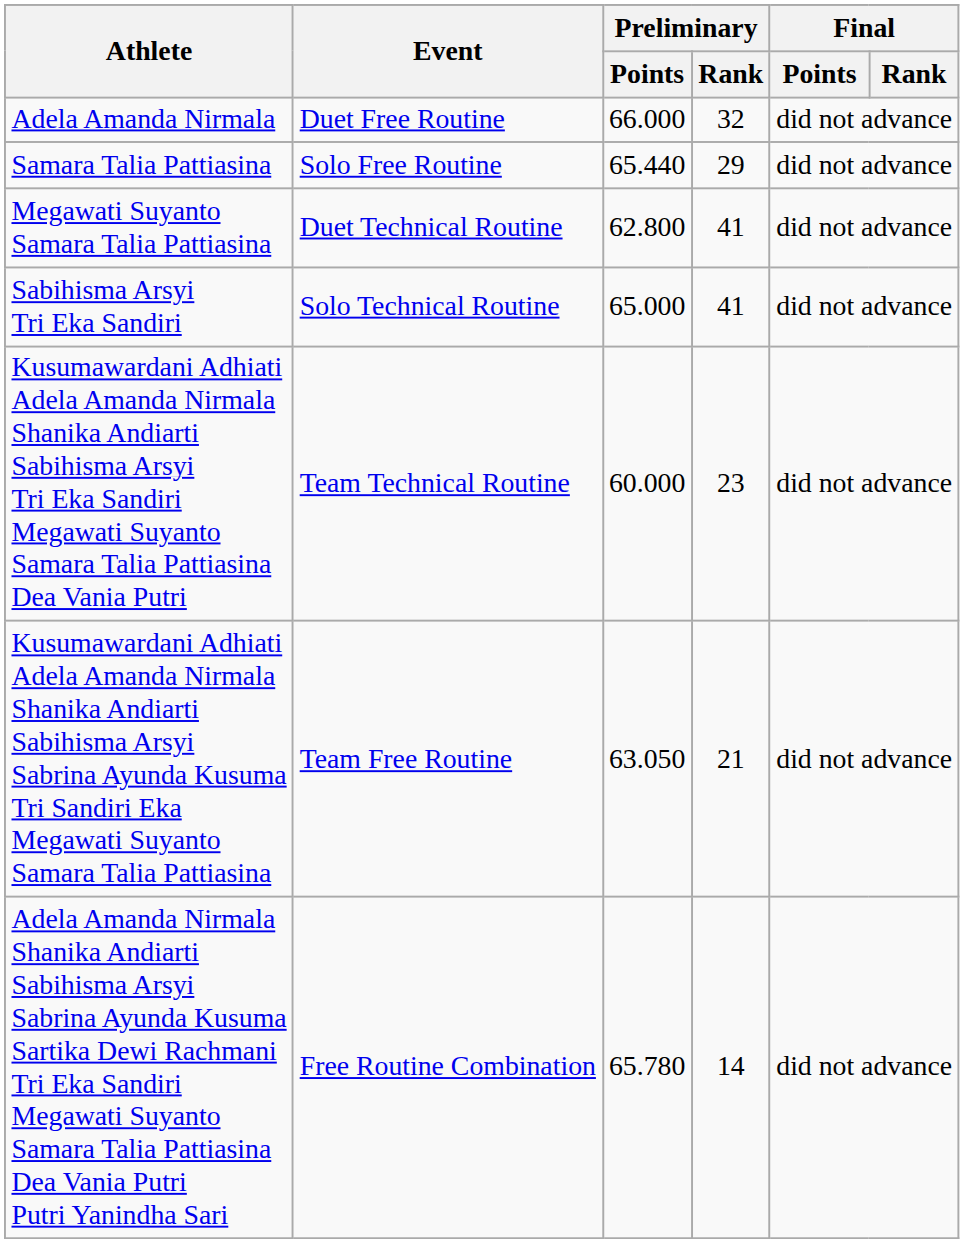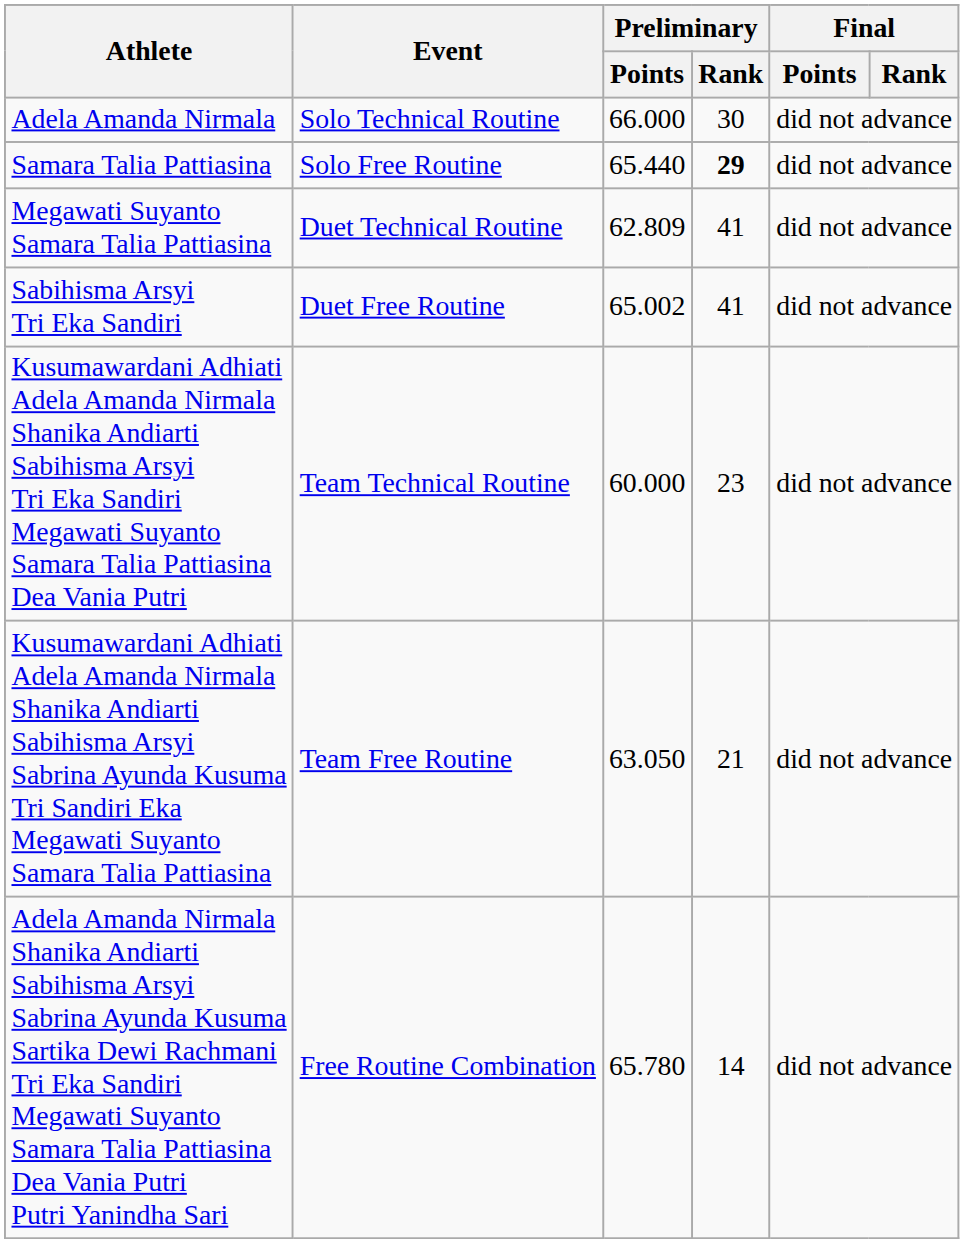(402, 119) Duet Free Routine -> (430, 119) Solo Technical Routine
(731, 119) 32 -> (731, 119) 30
(731, 165) normal -> (731, 165) bold
(647, 227) 62.800 -> (647, 227) 62.809
(430, 306) Solo Technical Routine -> (402, 306) Duet Free Routine
(647, 306) 65.000 -> (647, 306) 65.002
